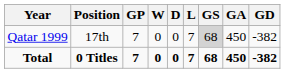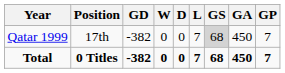columns swapped: (136, 15) <-> (265, 15)
